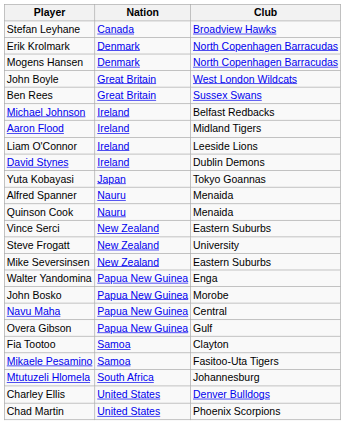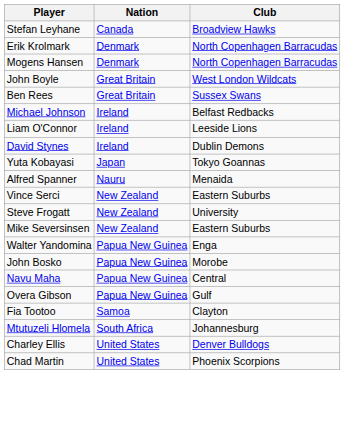- row: (35, 129)
- row: (40, 212)
- row: (50, 361)
